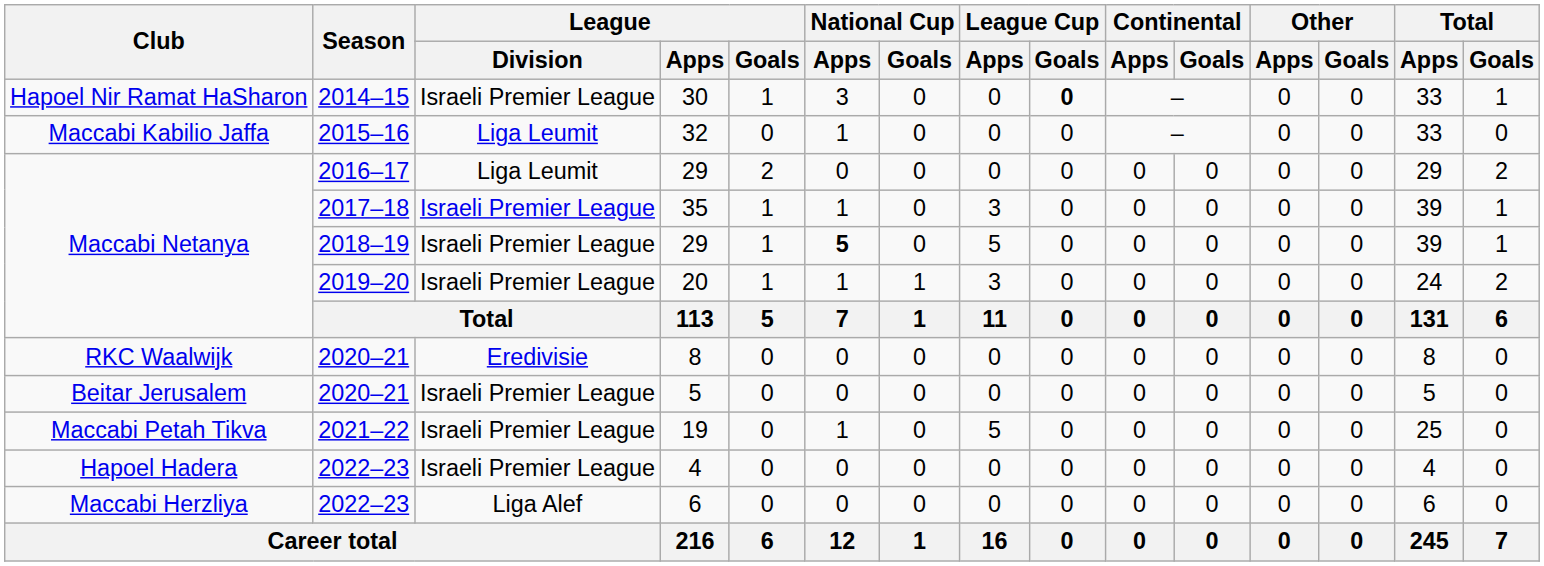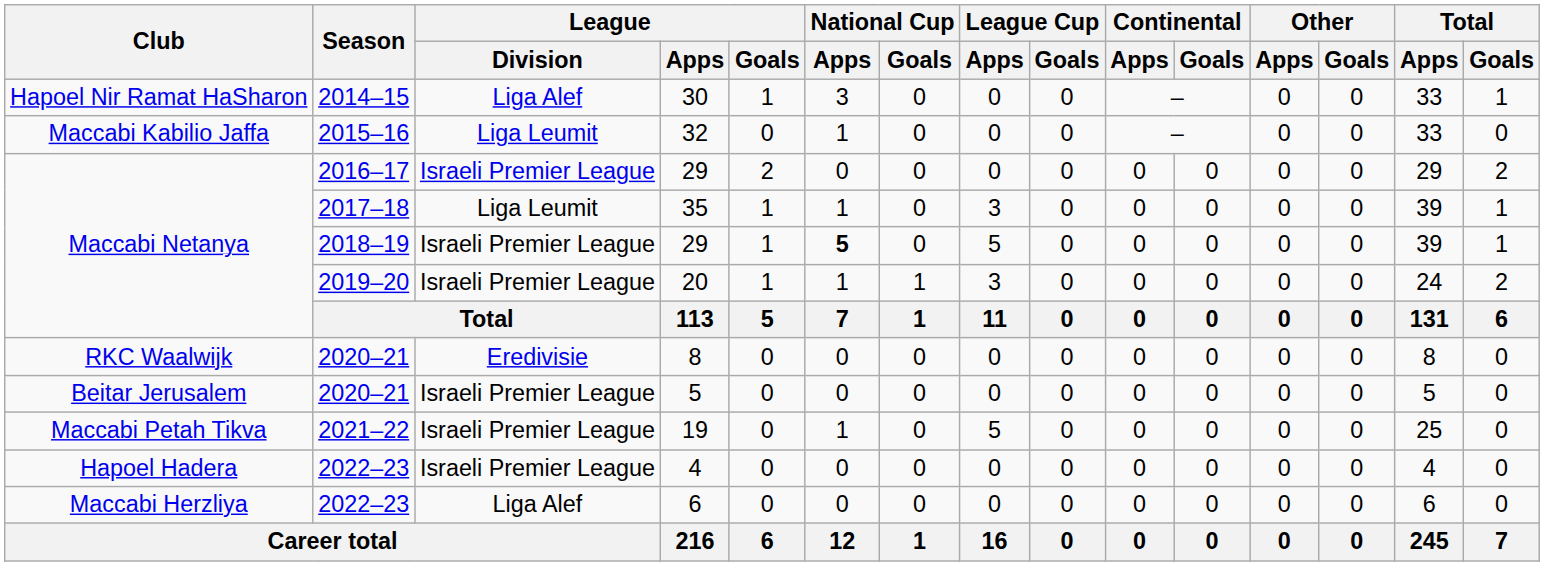(537, 97) Israeli Premier League -> (537, 97) Liga Alef
(1067, 97) bold -> (1067, 97) normal
(537, 171) Liga Leumit -> (537, 171) Israeli Premier League
(537, 208) Israeli Premier League -> (537, 208) Liga Leumit
